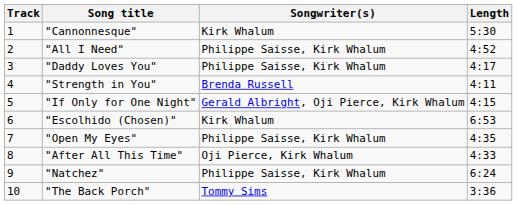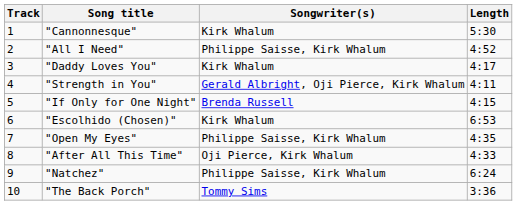(294, 67) Philippe Saisse, Kirk Whalum -> (238, 67) Kirk Whalum
(248, 85) Brenda Russell -> (333, 85) Gerald Albright, Oji Pierce, Kirk Whalum
(333, 102) Gerald Albright, Oji Pierce, Kirk Whalum -> (248, 102) Brenda Russell
